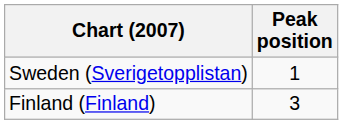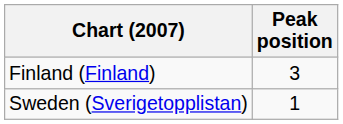rows swapped: (82, 103) <-> (128, 72)
